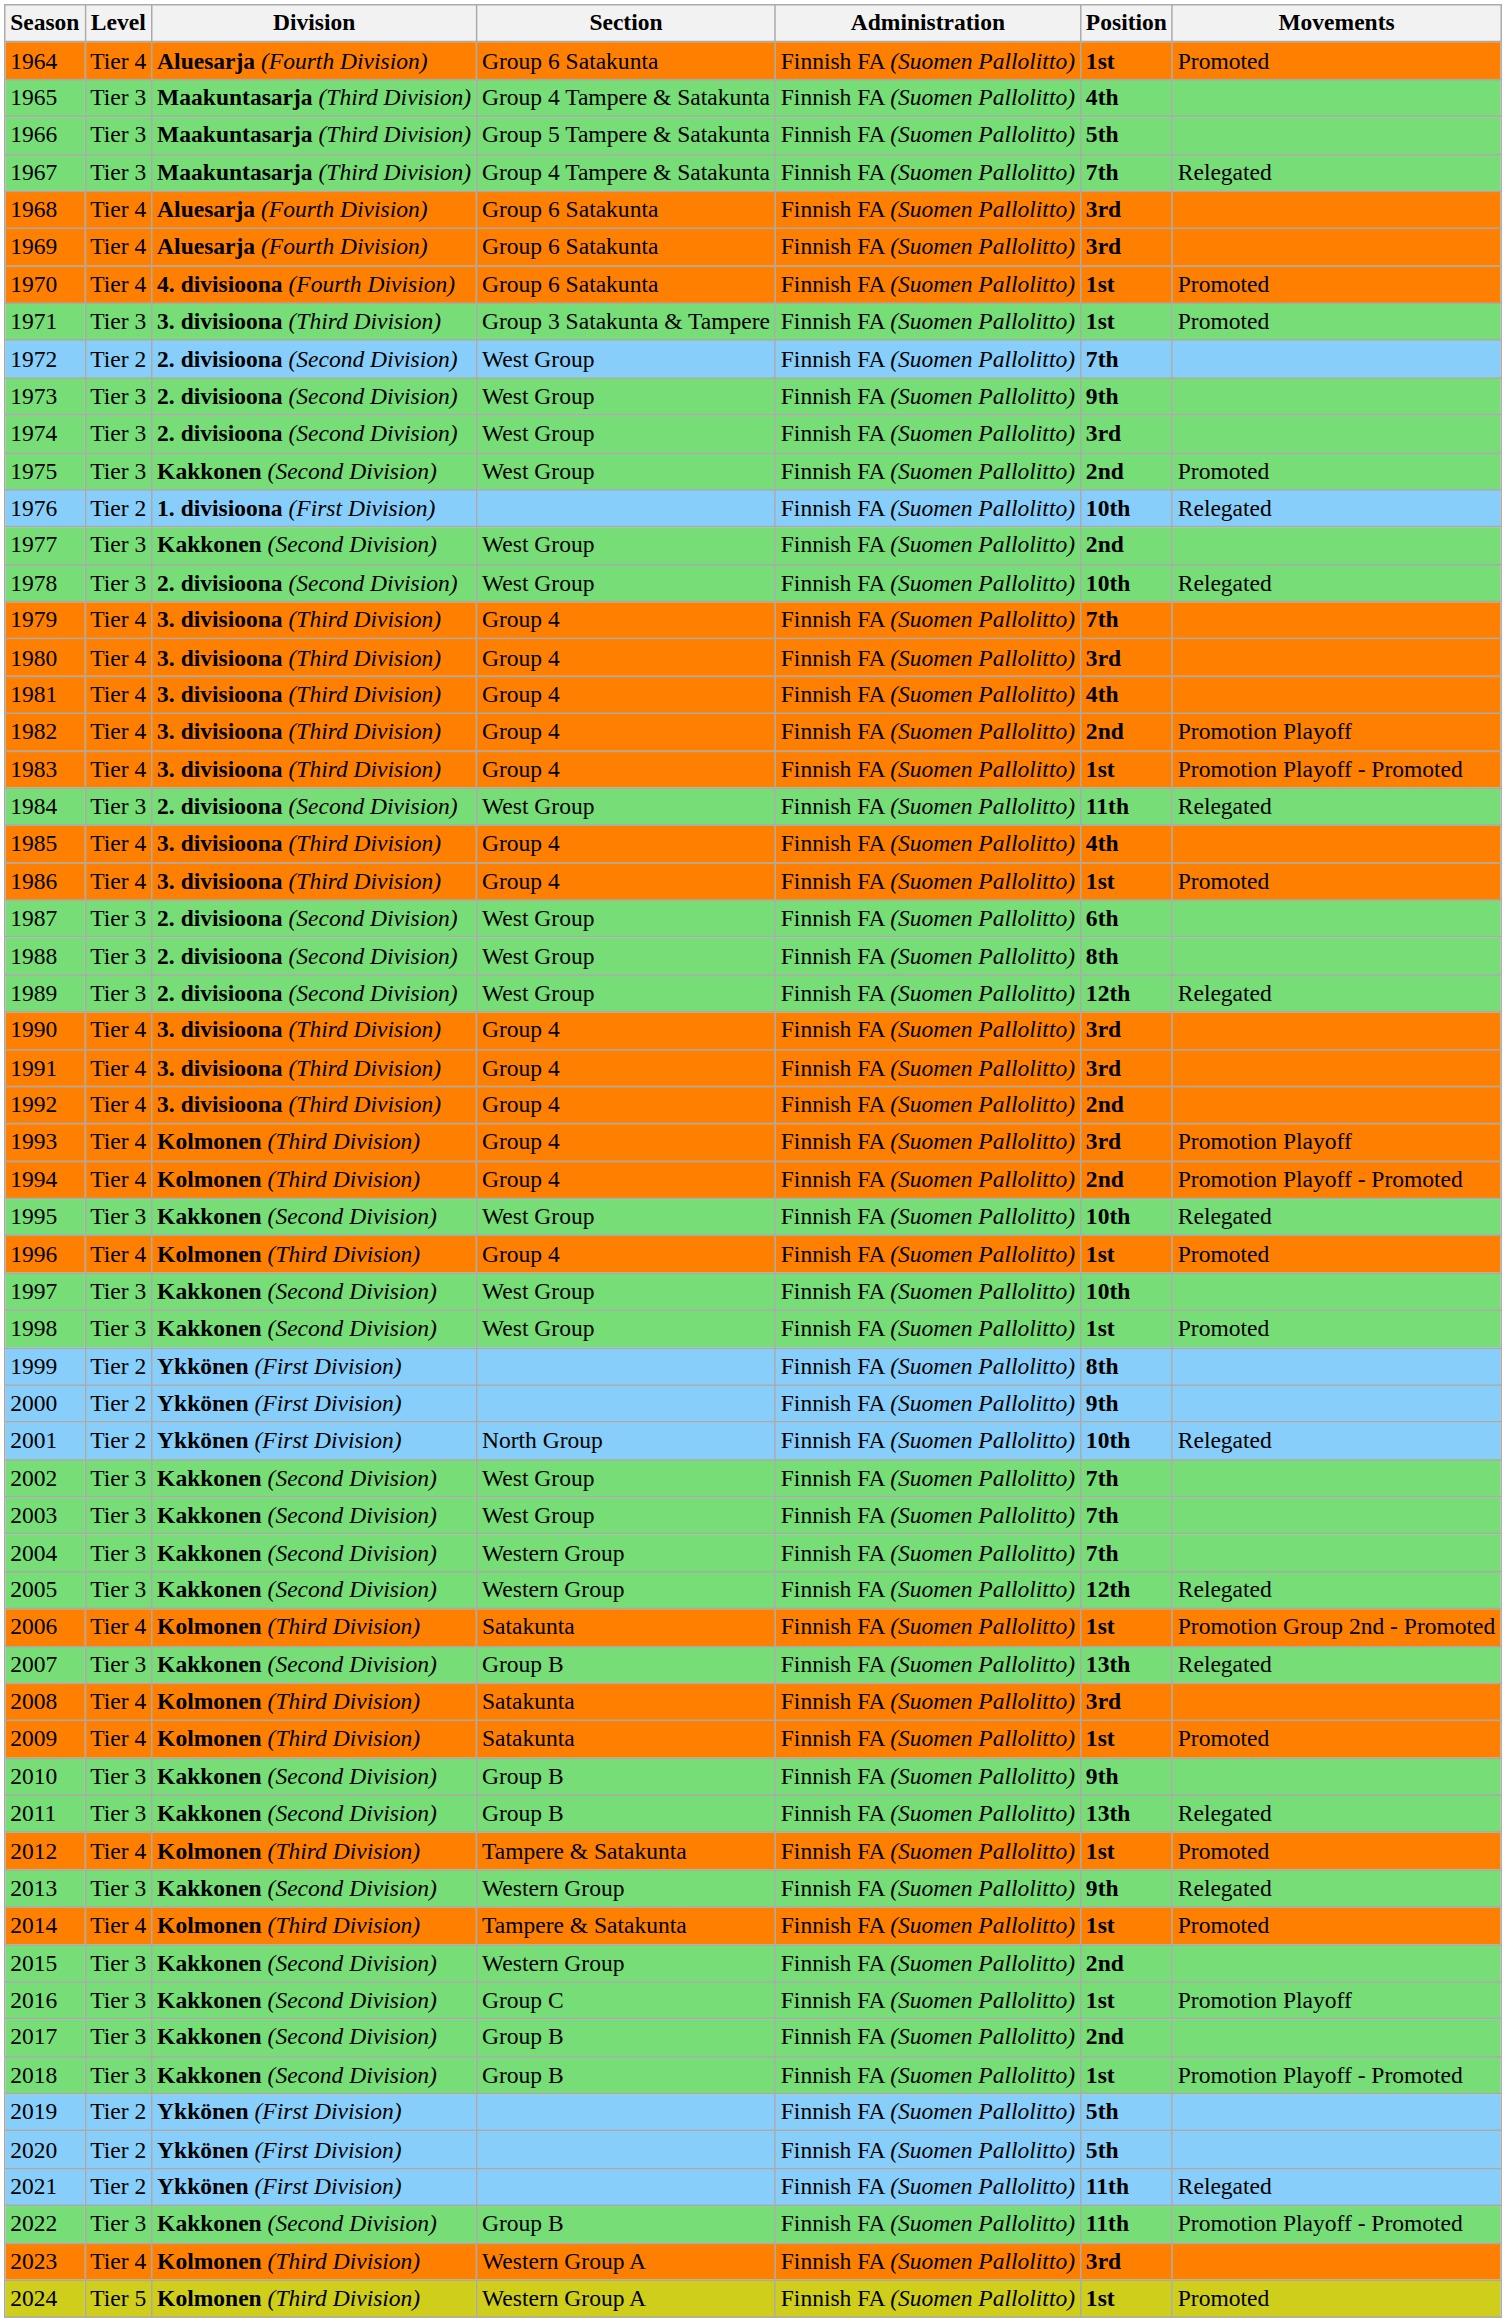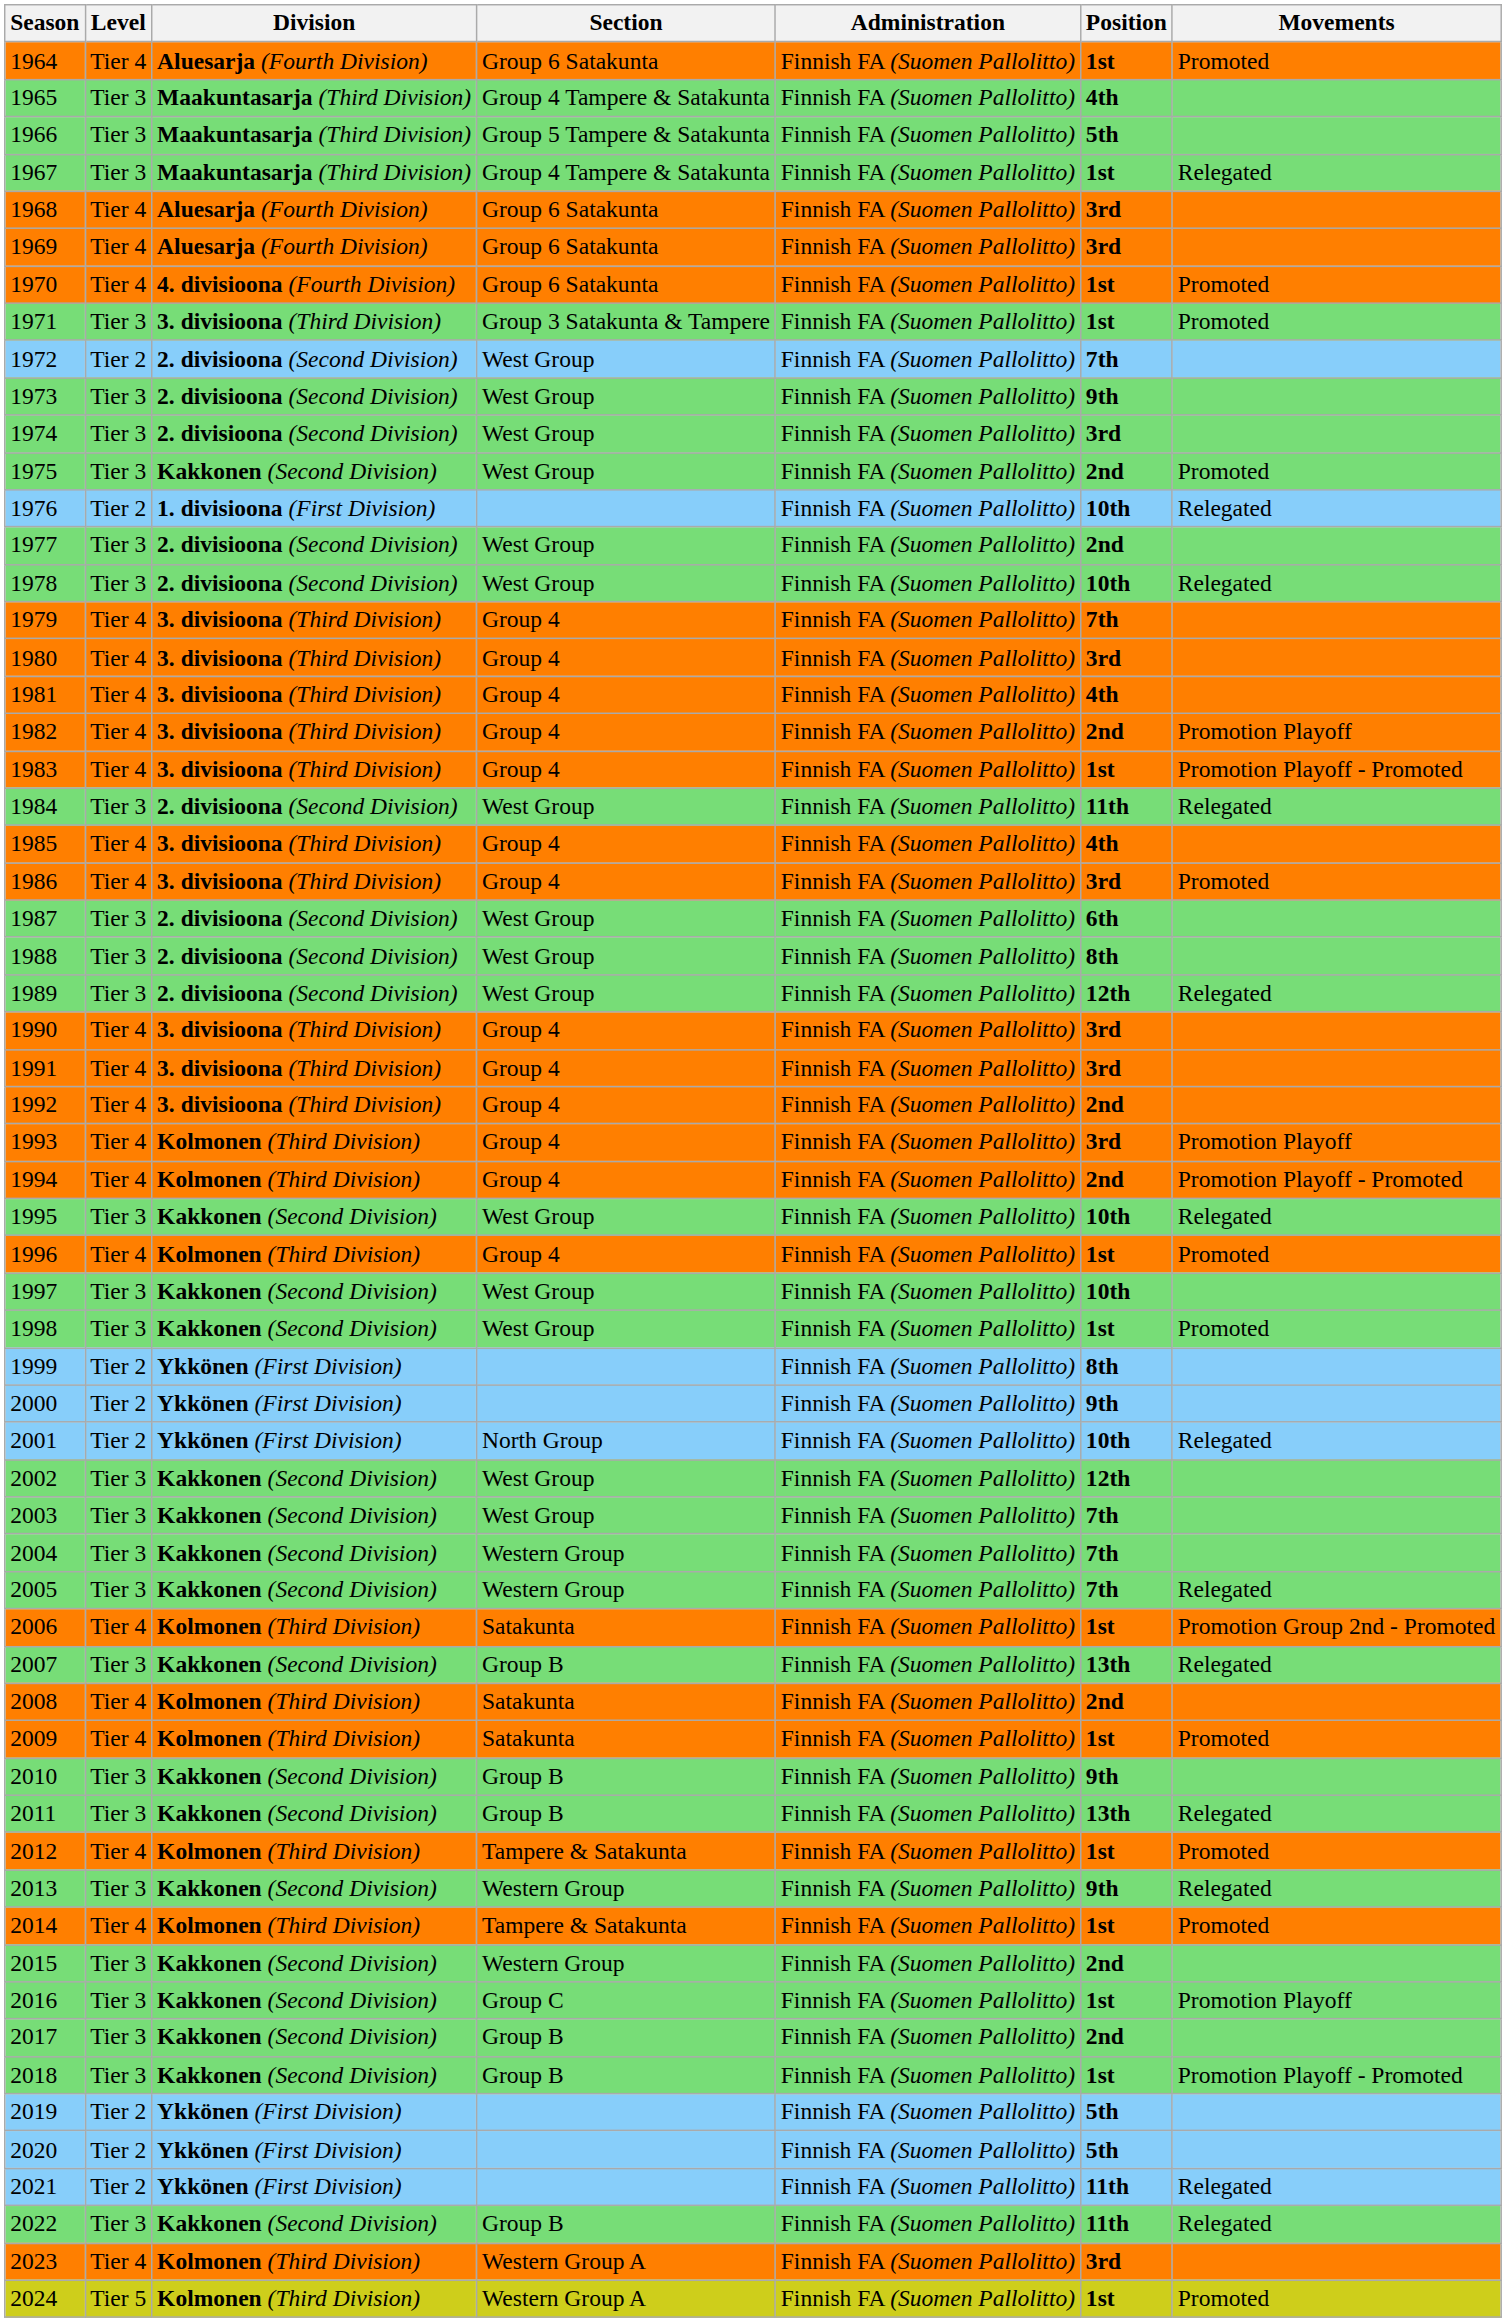(1102, 172) 7th -> (1100, 172) 1st
(297, 545) Kakkonen (Second Division) -> (307, 545) 2. divisioona (Second Division)
(1100, 881) 1st -> (1104, 881) 3rd
(1102, 1477) 7th -> (1108, 1477) 12th
(1108, 1589) 12th -> (1102, 1589) 7th
(1104, 1701) 3rd -> (1105, 1701) 2nd
(1320, 2223) Promotion Playoff - Promoted -> (1225, 2223) Relegated
